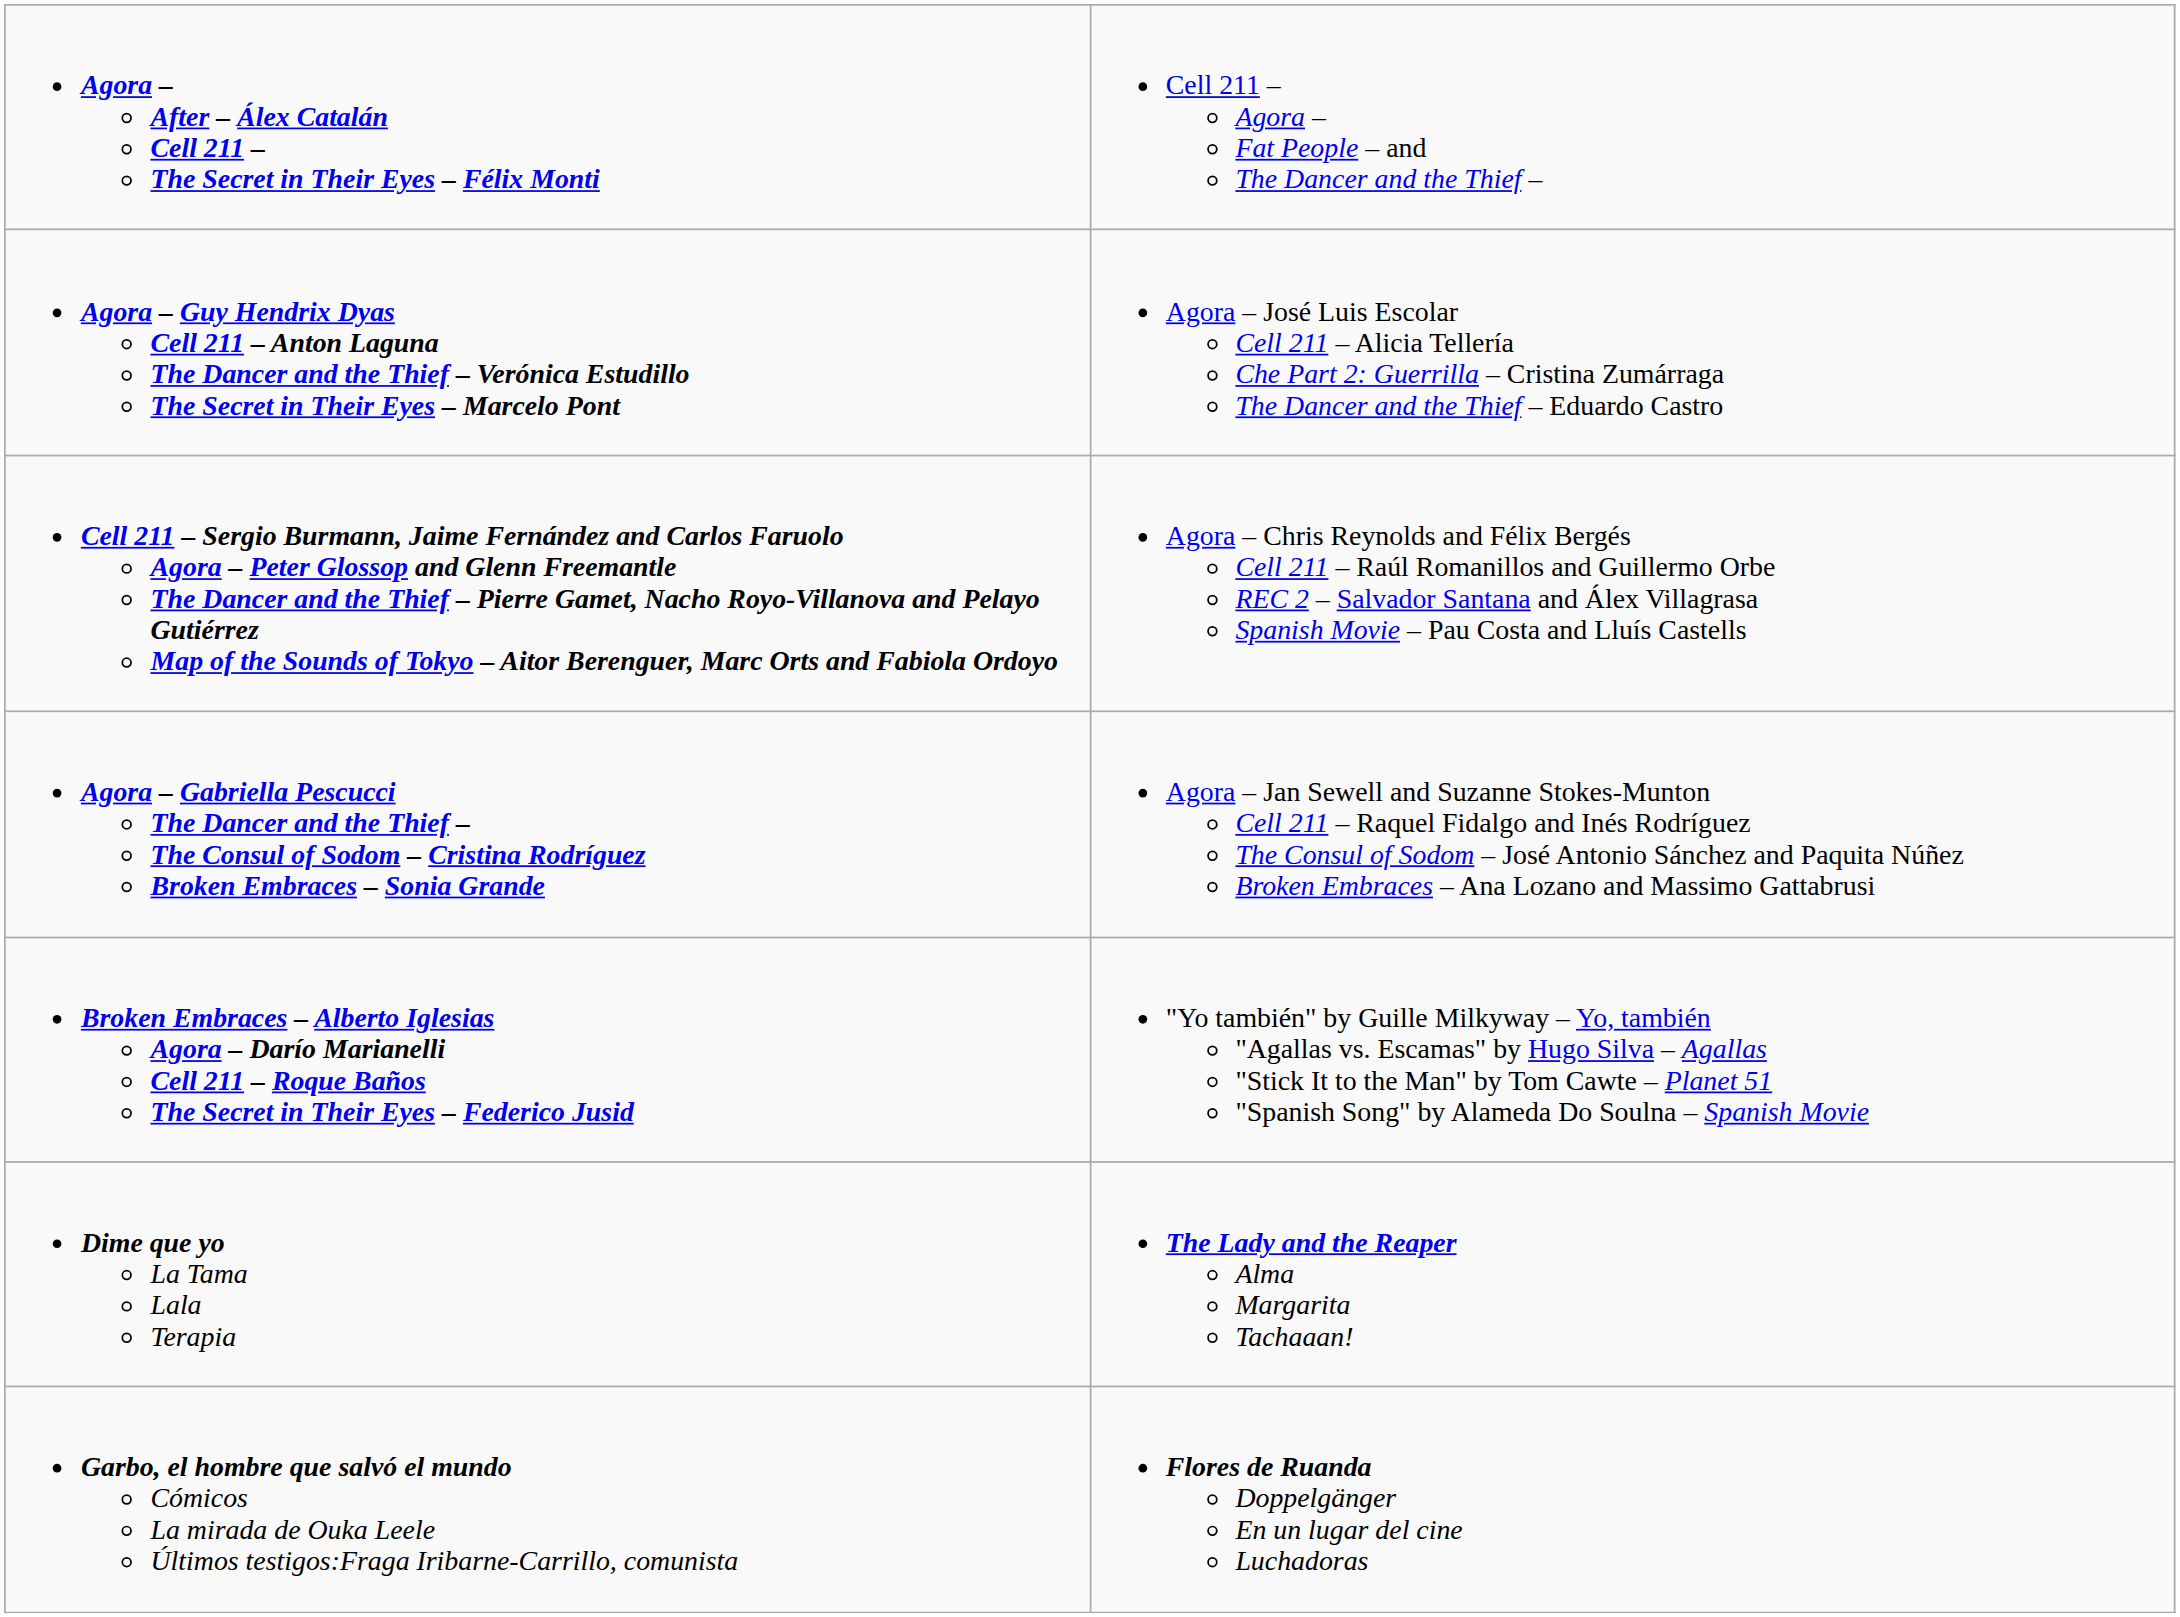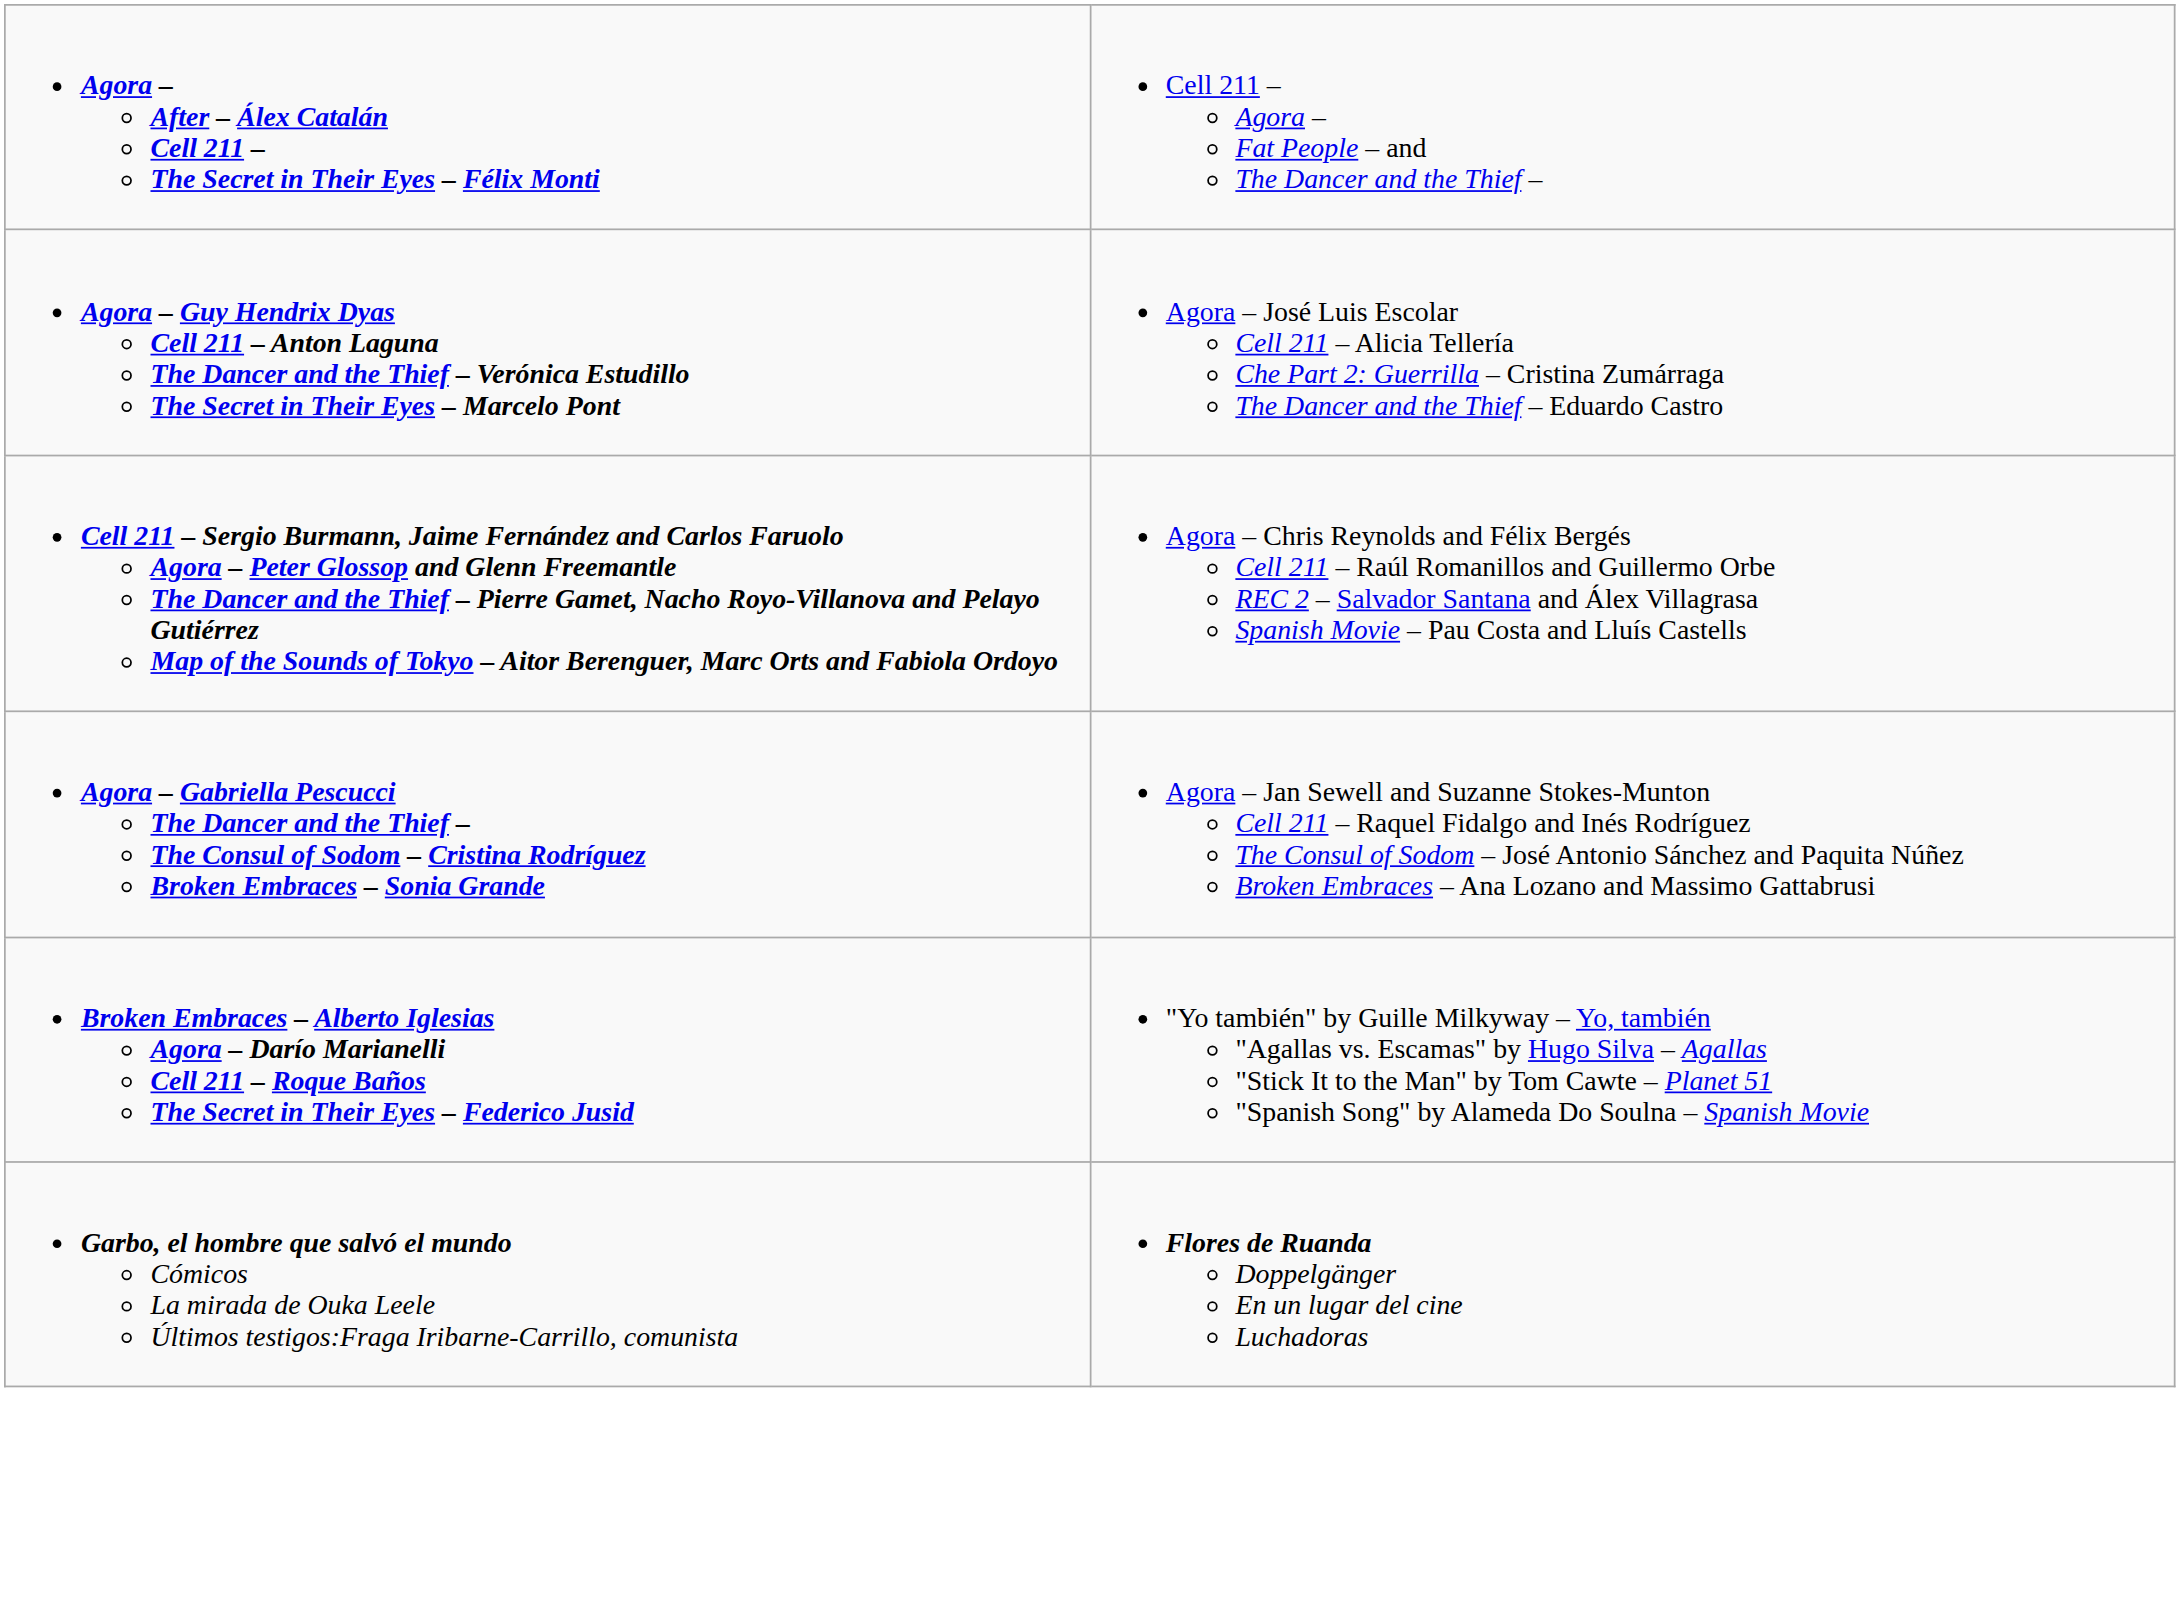- row: (547, 1290)
